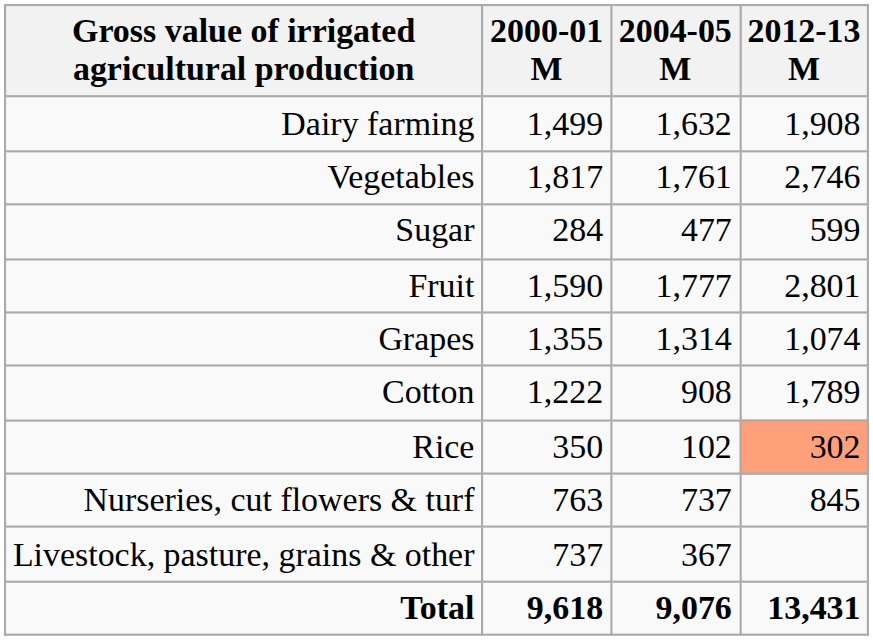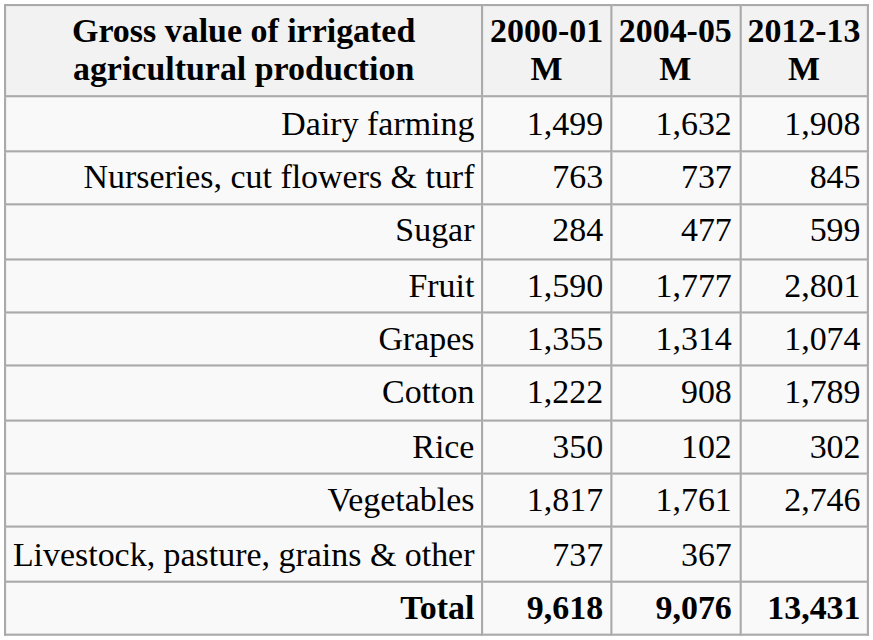rows swapped: (401, 177) <-> (279, 499)
(835, 446) lightsalmon background -> (835, 446) no background
